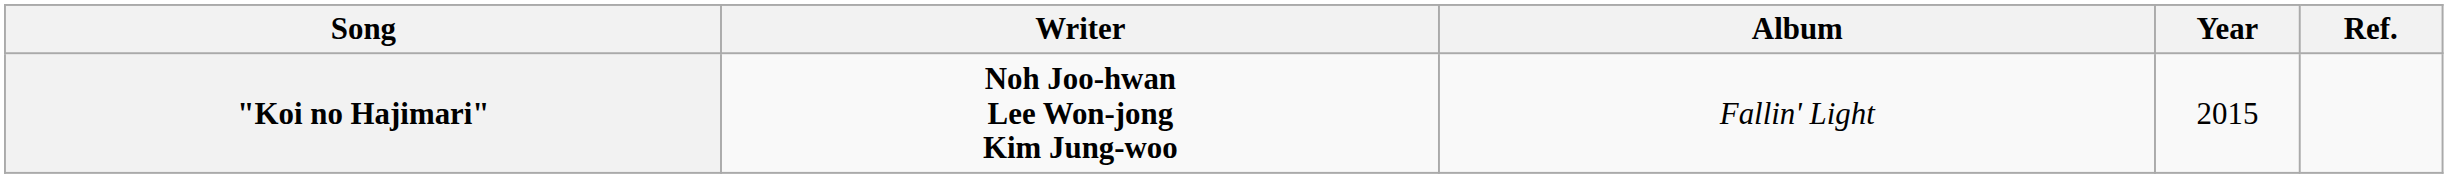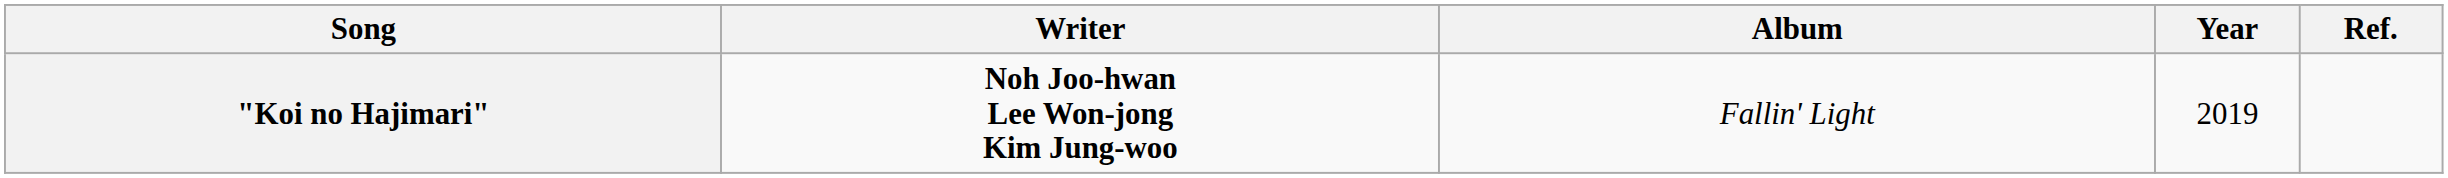(2227, 112) 2015 -> (2227, 112) 2019
